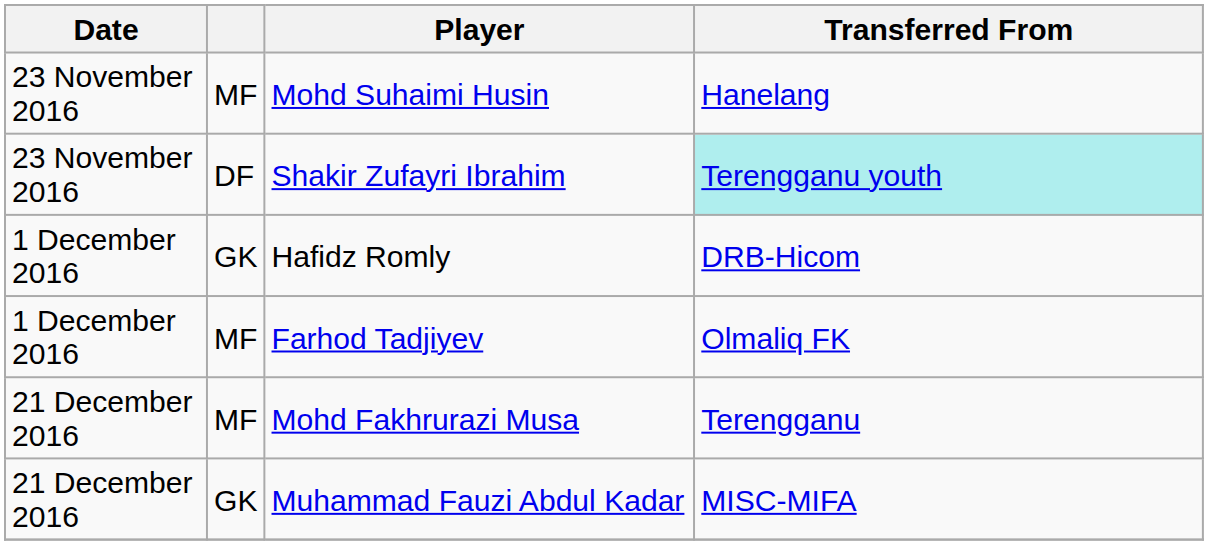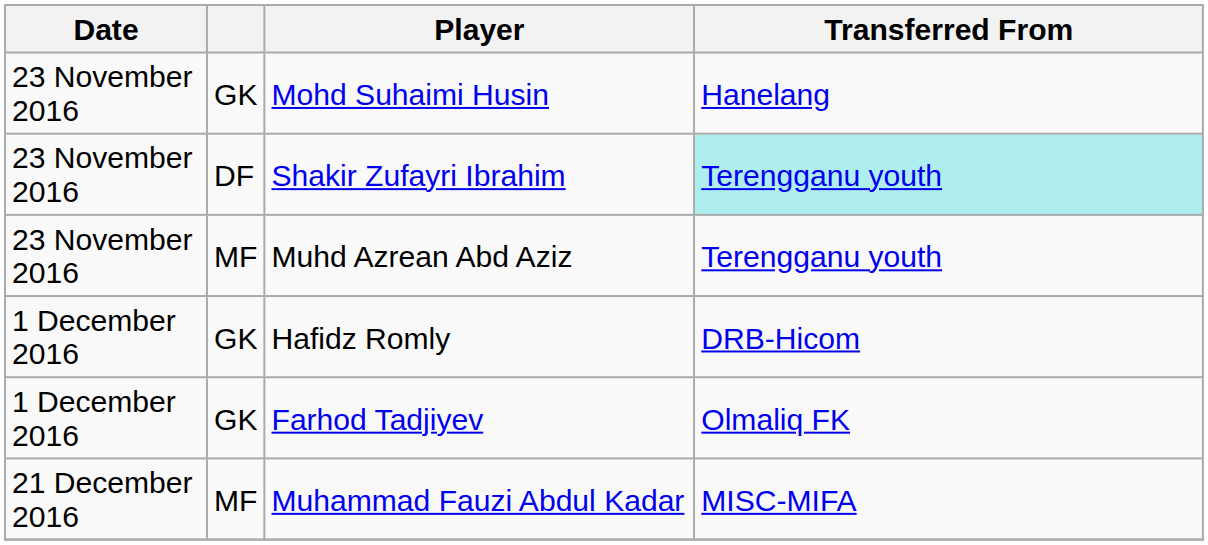(236, 93) MF -> (236, 93) GK
+ row: (422, 256)
(236, 337) MF -> (236, 419) GK
- row: (425, 419)
(236, 500) GK -> (236, 500) MF
